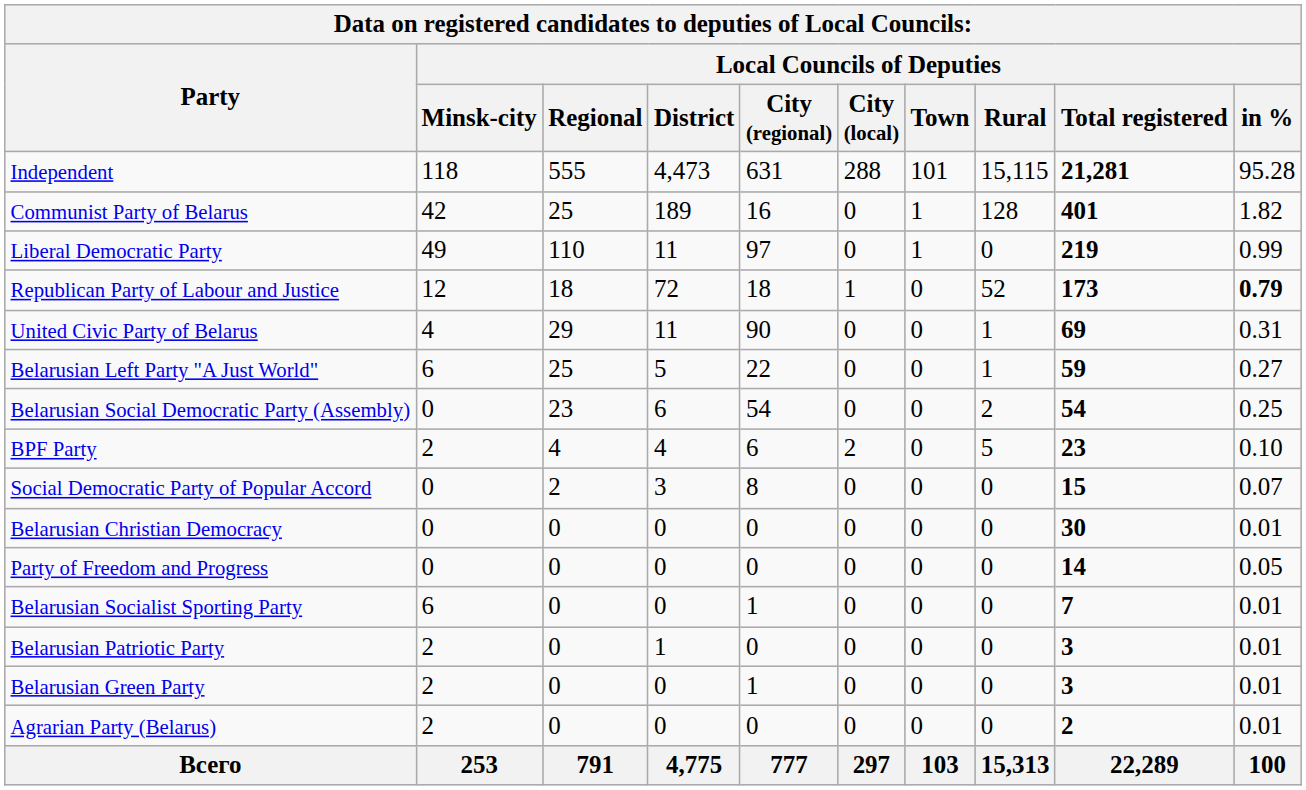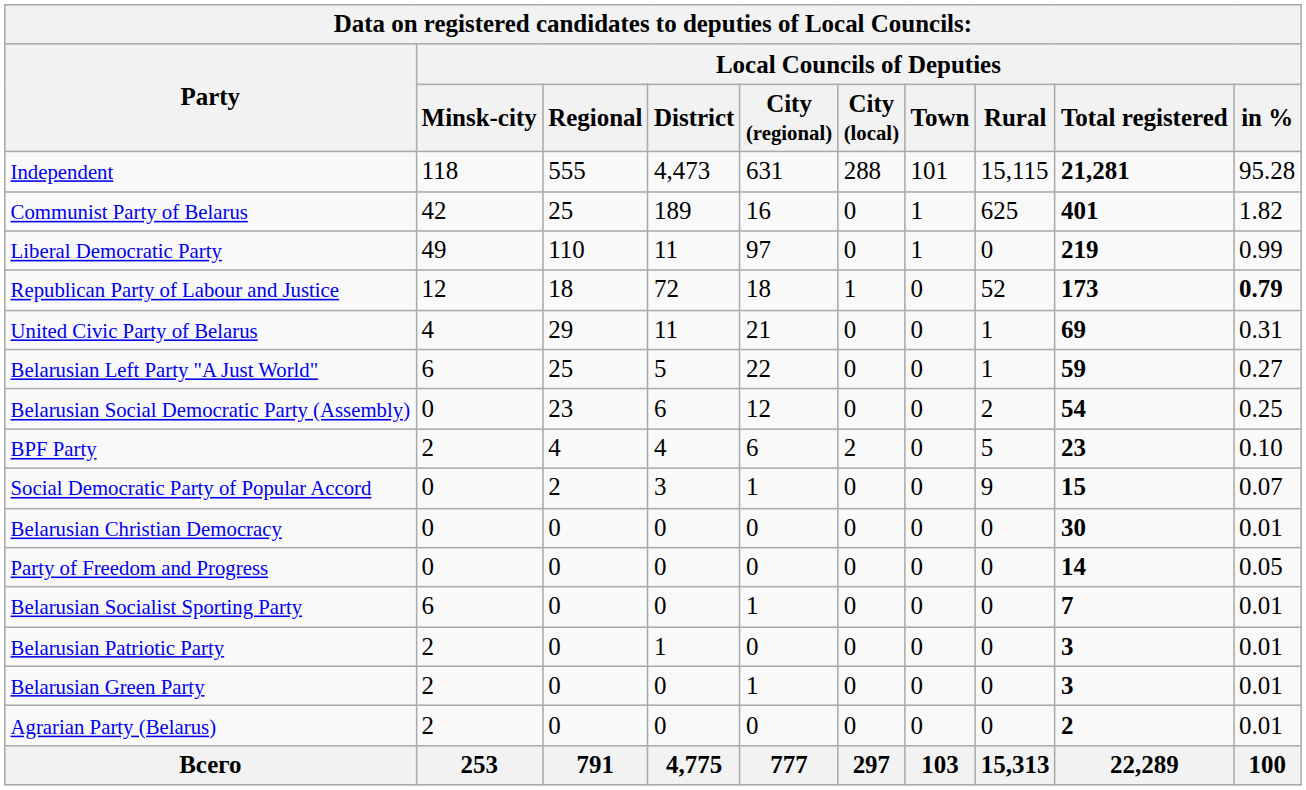(1000, 210) 128 -> (1000, 210) 625
(758, 329) 90 -> (758, 329) 21
(758, 408) 54 -> (758, 408) 12
(752, 487) 8 -> (752, 487) 1
(987, 487) 0 -> (987, 487) 9
